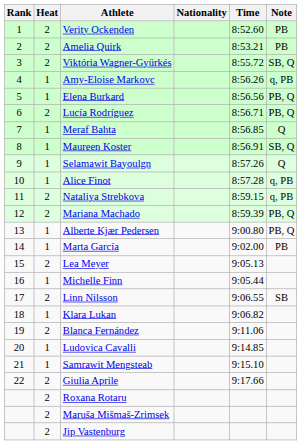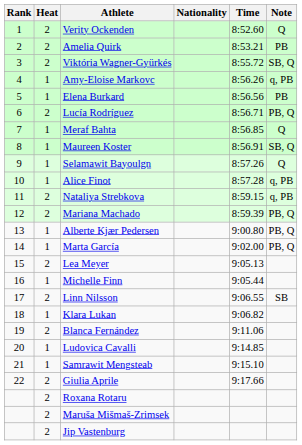(281, 29) PB -> (281, 29) Q
(281, 96) PB, Q -> (281, 96) PB
(281, 247) PB -> (281, 247) PB, Q
